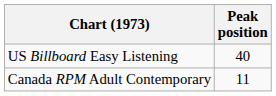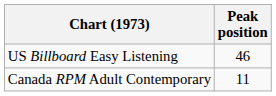(243, 56) 40 -> (243, 56) 46
